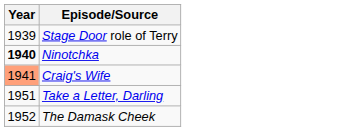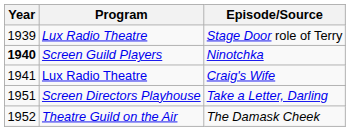+ column: (121, 15)
(22, 76) lightsalmon background -> (22, 76) no background
